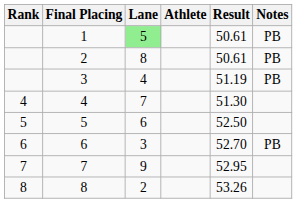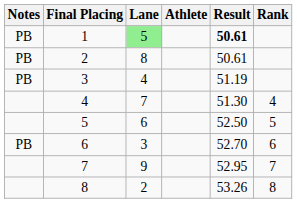columns swapped: (23, 15) <-> (272, 15)
(231, 36) normal -> (232, 36) bold
